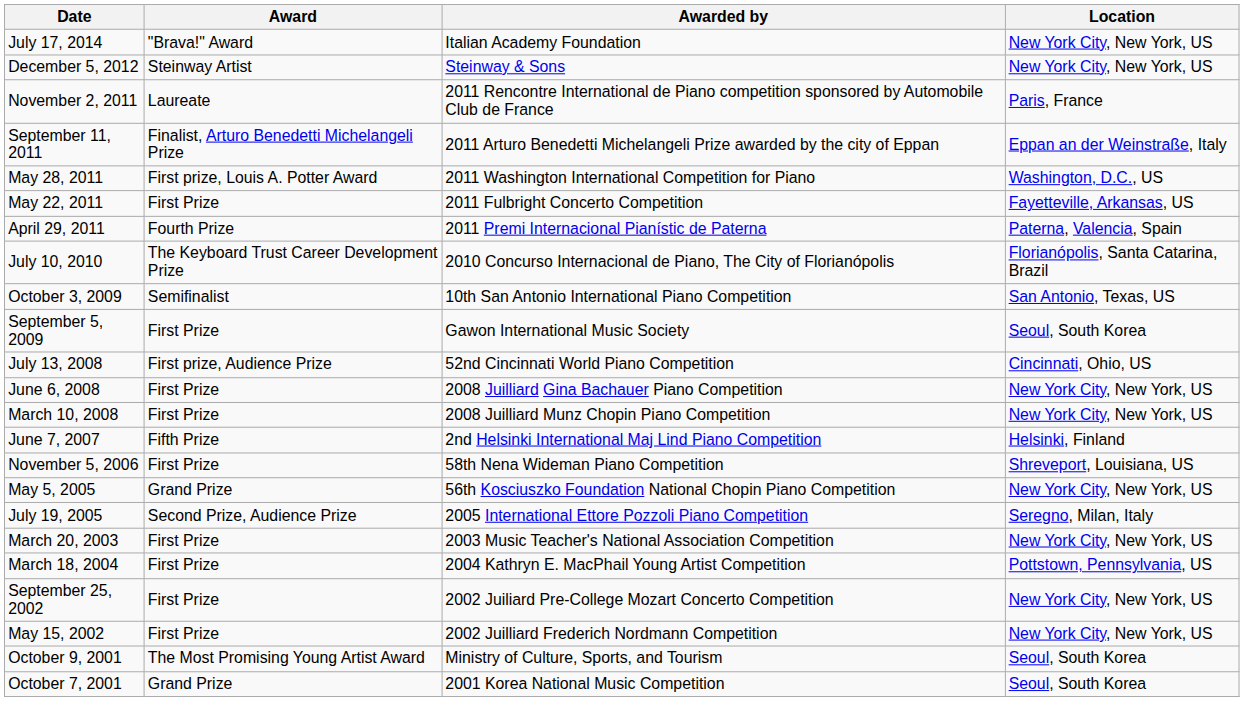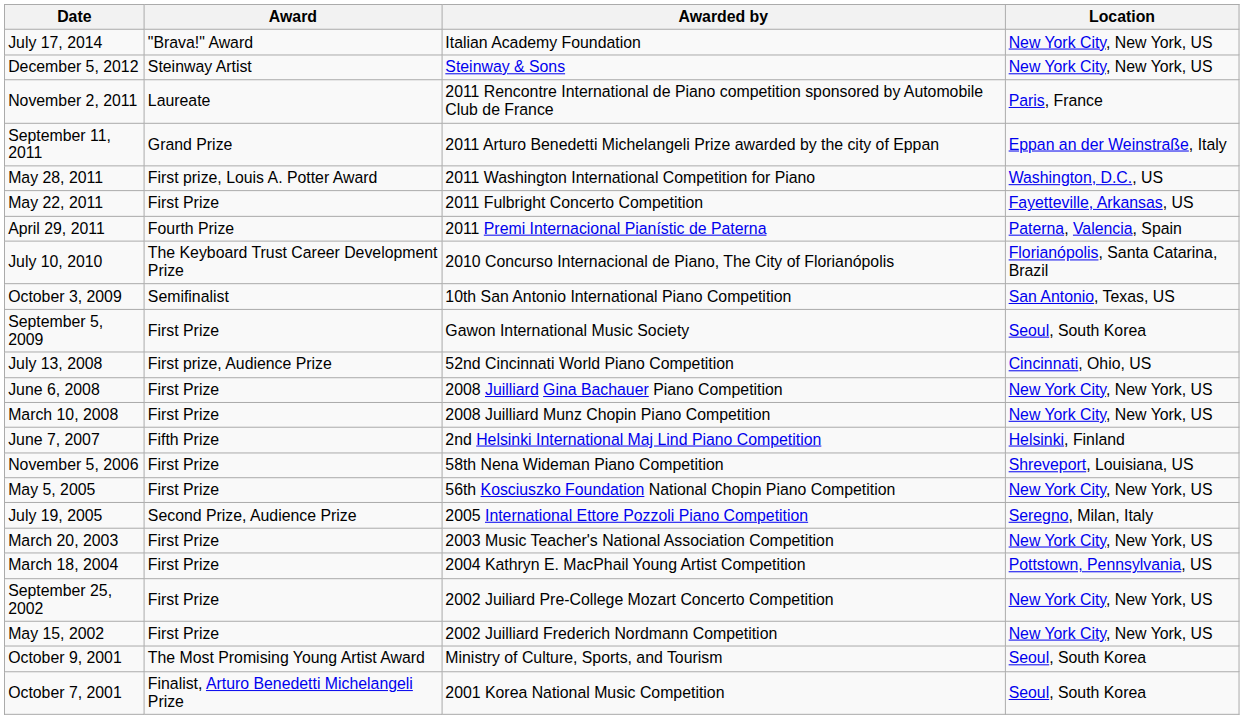(280, 144) Finalist, Arturo Benedetti Michelangeli Prize -> (190, 144) Grand Prize
(190, 490) Grand Prize -> (183, 490) First Prize
(190, 683) Grand Prize -> (280, 692) Finalist, Arturo Benedetti Michelangeli Prize
